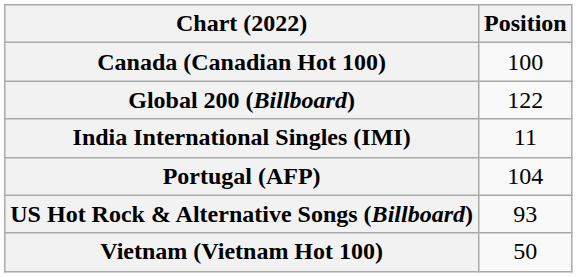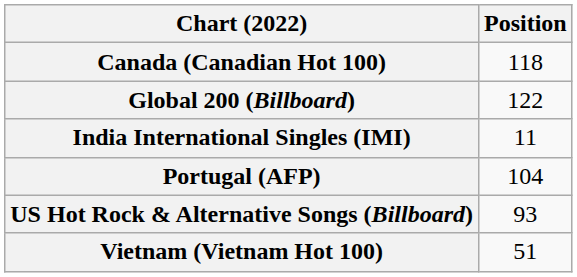(525, 61) 100 -> (525, 61) 118
(525, 251) 50 -> (525, 251) 51
